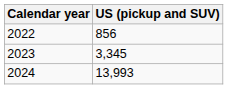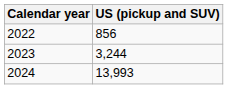(111, 53) 3,345 -> (111, 53) 3,244
